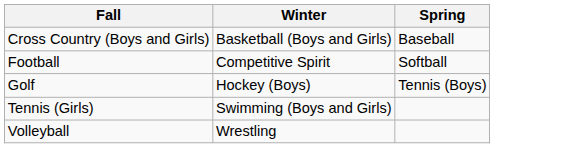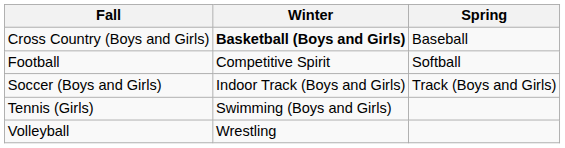(304, 39) normal -> (311, 39) bold
- row: (21, 85)
+ row: (85, 85)
